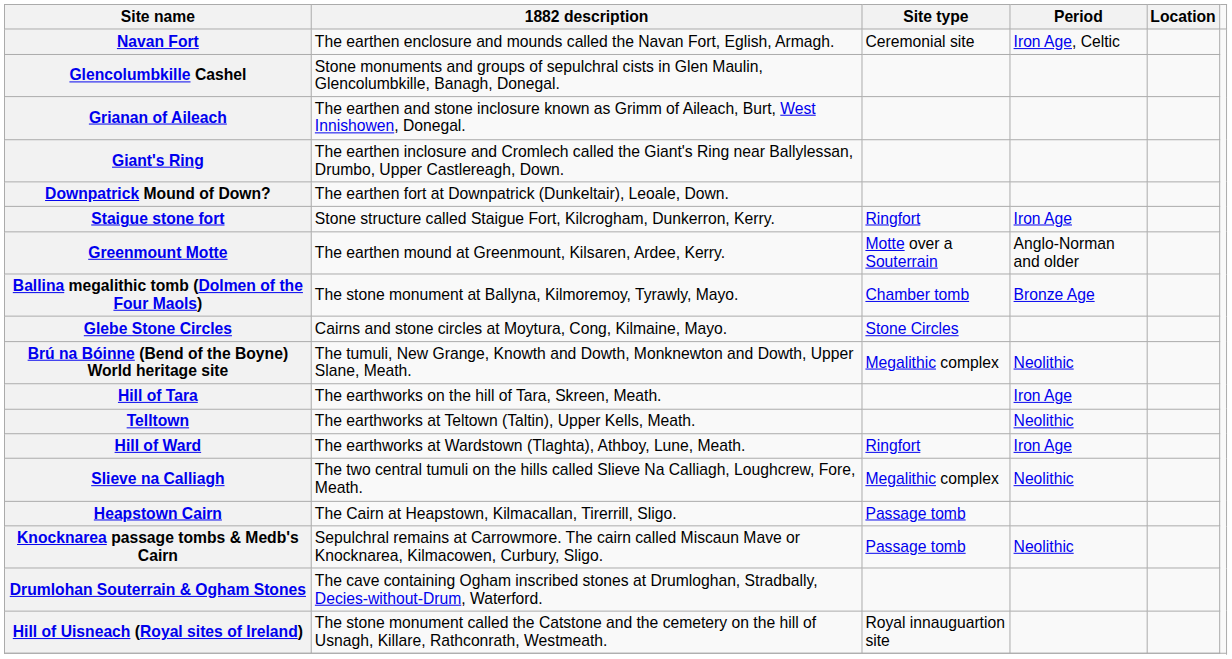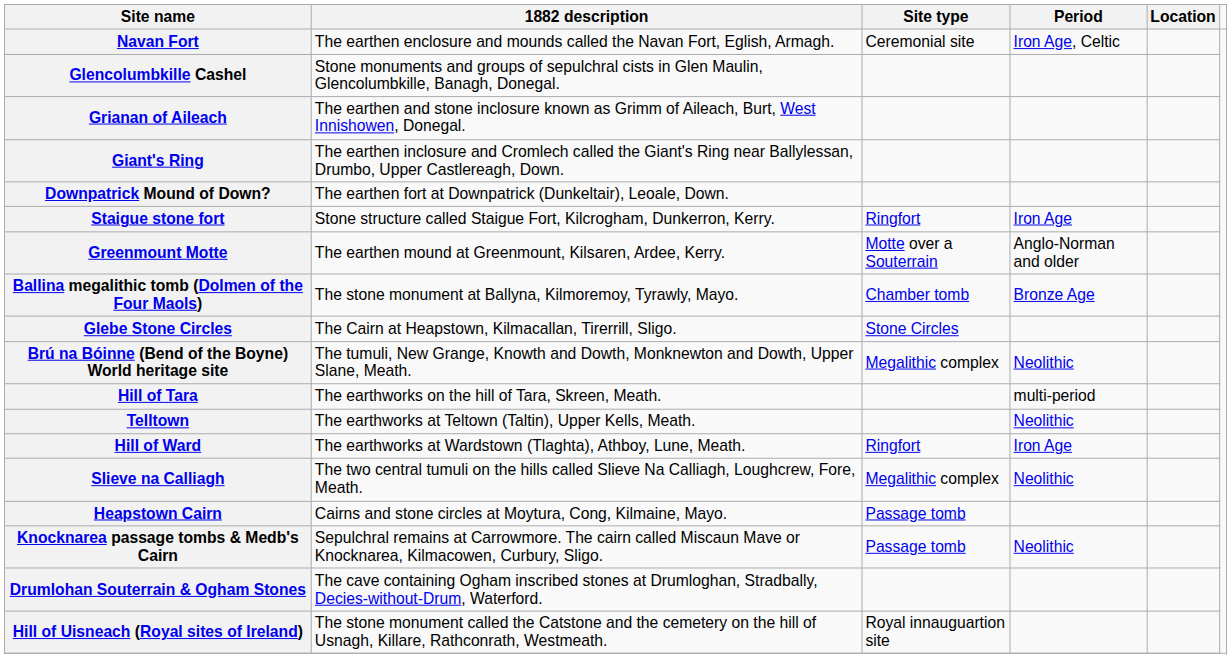(521, 328) Cairns and stone circles at Moytura, Cong, Kilmaine, Mayo. -> (496, 328) The Cairn at Heapstown, Kilmacallan, Tirerrill, Sligo.
(1043, 396) Iron Age -> (1055, 396) multi-period
(496, 513) The Cairn at Heapstown, Kilmacallan, Tirerrill, Sligo. -> (521, 513) Cairns and stone circles at Moytura, Cong, Kilmaine, Mayo.
